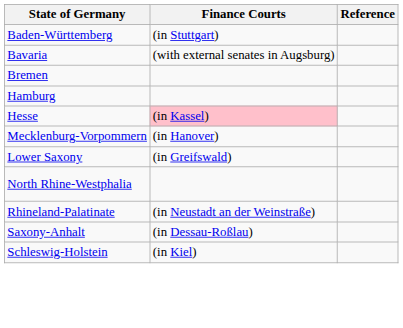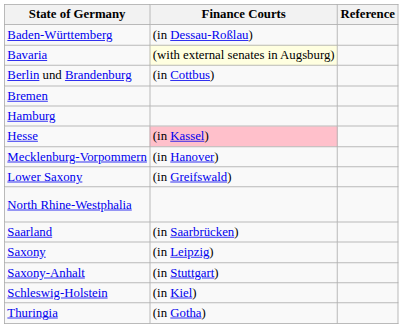(186, 34) (in Stuttgart) -> (203, 34) (in Dessau-Roßlau)
(244, 55) no background -> (244, 55) lightyellow background
+ row: (69, 75)
- row: (61, 211)
+ row: (30, 232)
+ row: (27, 252)
(203, 232) (in Dessau-Roßlau) -> (186, 272) (in Stuttgart)
+ row: (33, 313)
